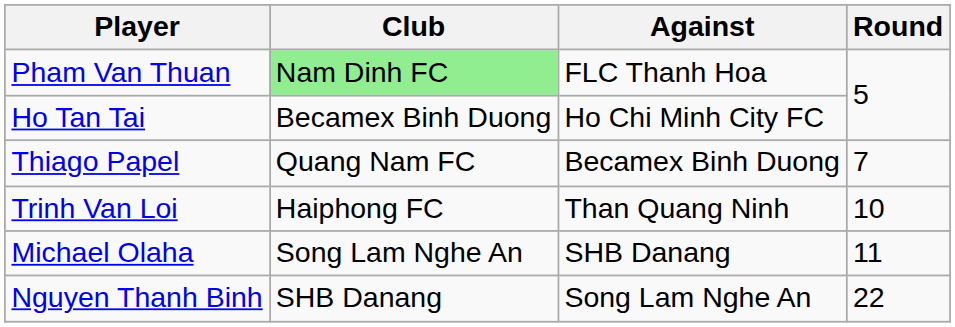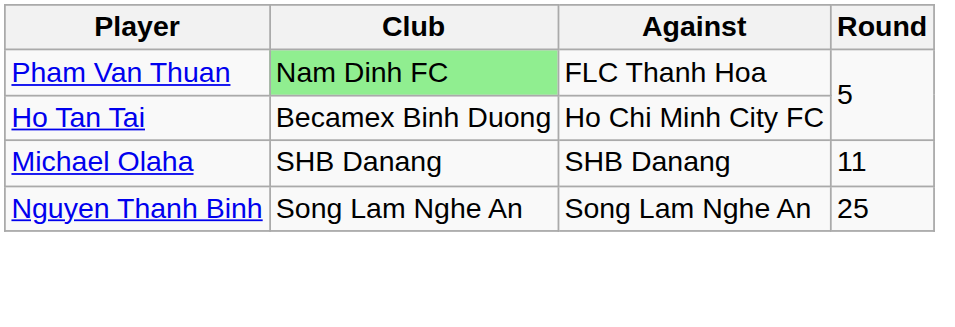- row: (95, 162)
- row: (95, 207)
(399, 252) Song Lam Nghe An -> (359, 162) SHB Danang
(359, 298) SHB Danang -> (399, 207) Song Lam Nghe An
(869, 298) 22 -> (853, 207) 25
